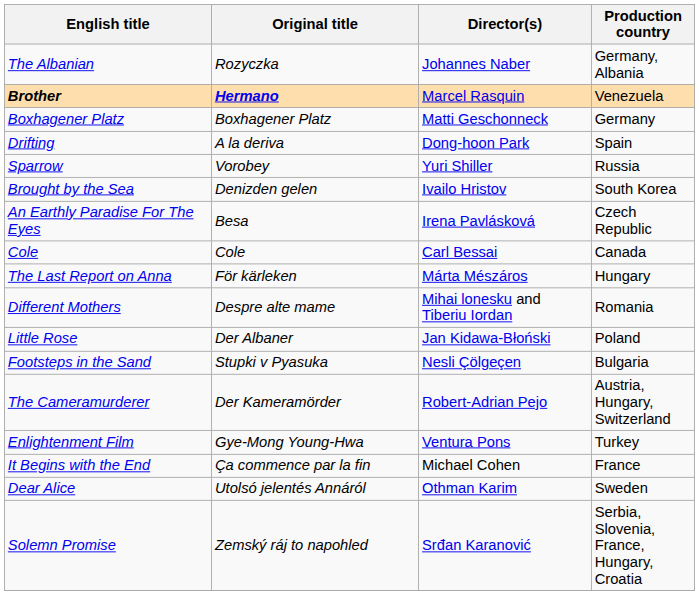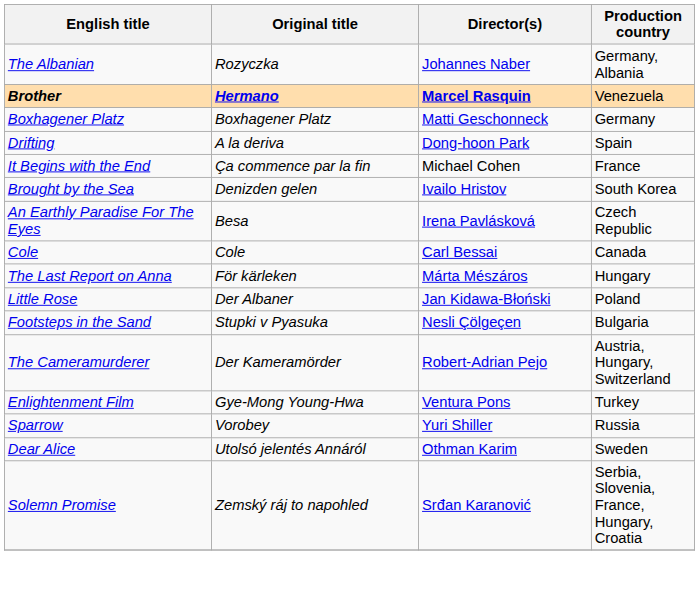(473, 95) normal -> (476, 95) bold
rows swapped: (35, 166) <-> (79, 465)
- row: (64, 307)
